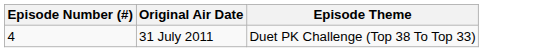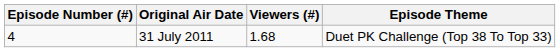+ column: (284, 15)
